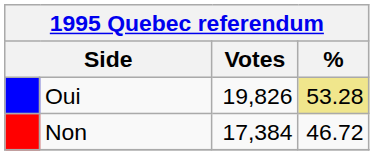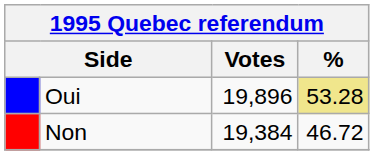(257, 96) 19,826 -> (257, 96) 19,896
(257, 132) 17,384 -> (257, 132) 19,384
